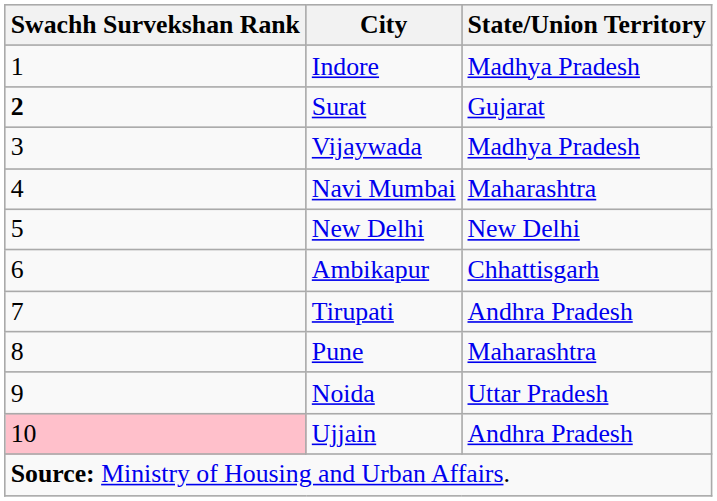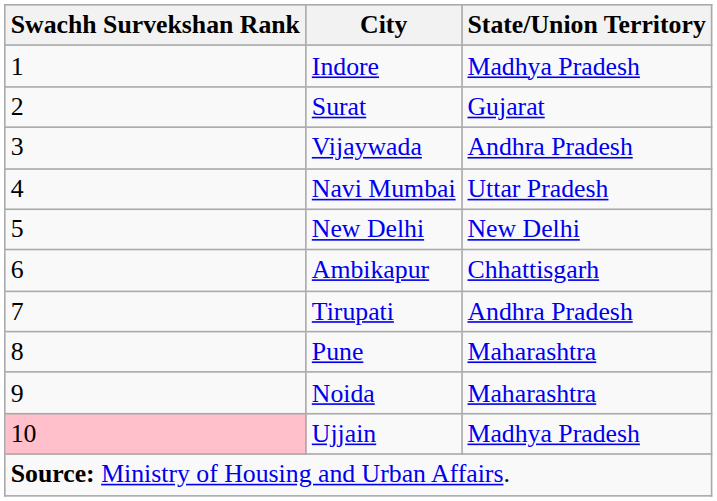(17, 106) bold -> (17, 106) normal
(554, 147) Madhya Pradesh -> (550, 147) Andhra Pradesh
(532, 188) Maharashtra -> (538, 188) Uttar Pradesh
(538, 392) Uttar Pradesh -> (532, 392) Maharashtra
(550, 433) Andhra Pradesh -> (554, 433) Madhya Pradesh
